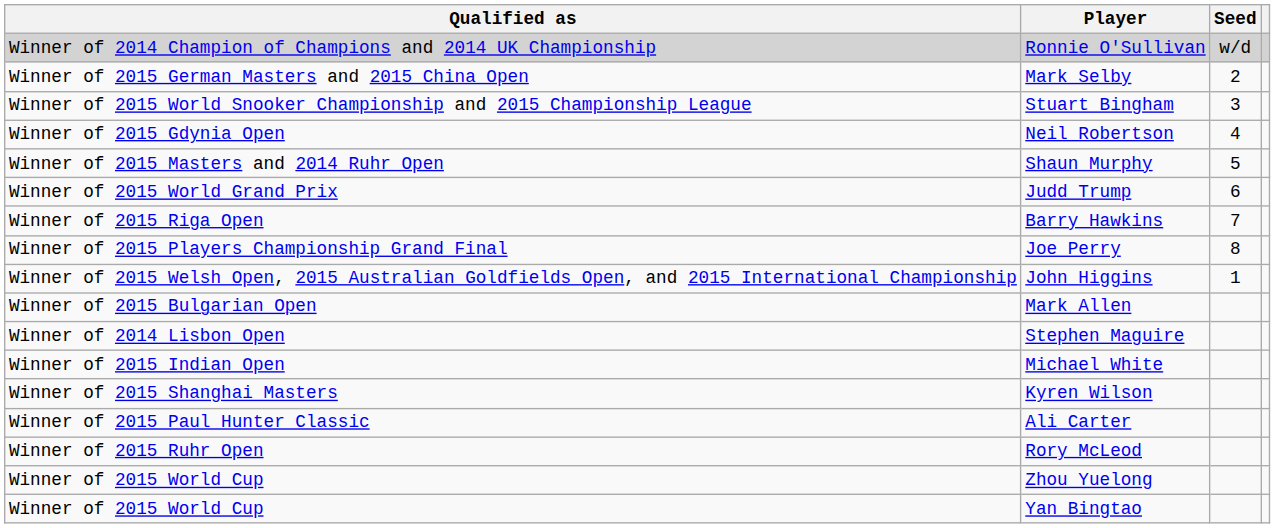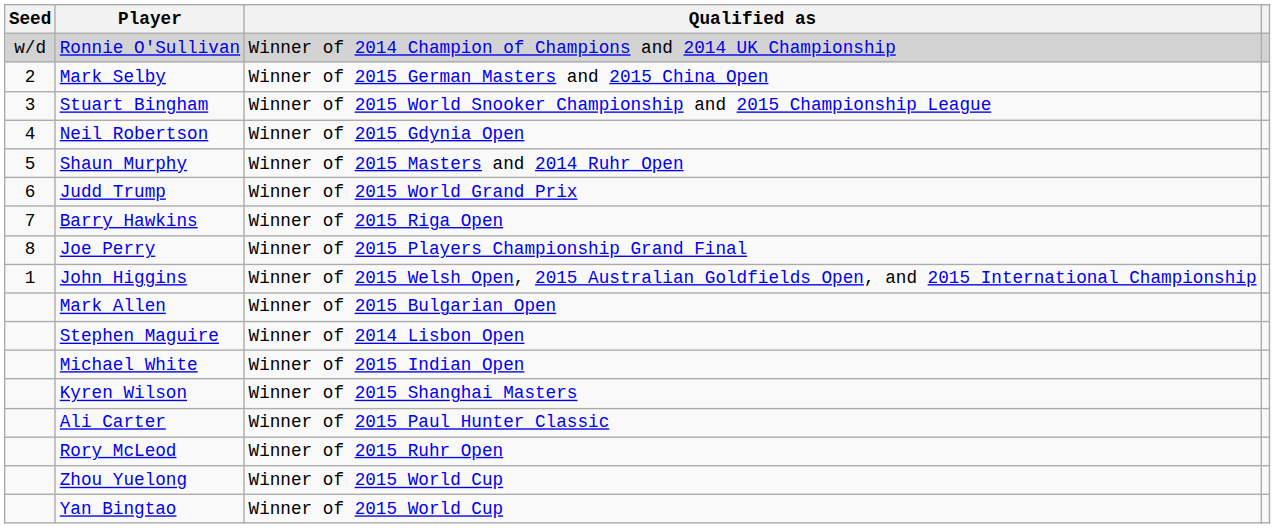columns swapped: (1235, 19) <-> (513, 19)
